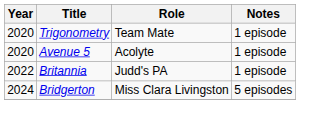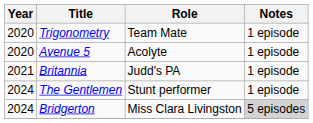(20, 71) 2022 -> (20, 71) 2021
+ row: (81, 90)
(263, 90) no background -> (276, 109) lightgrey background
